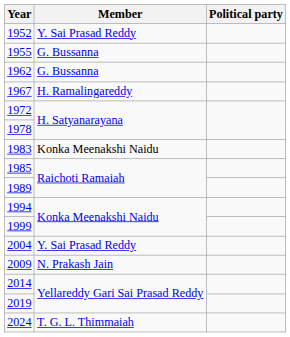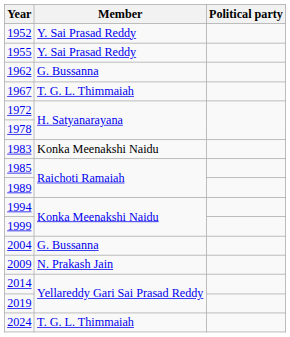(68, 52) G. Bussanna -> (87, 52) Y. Sai Prasad Reddy
(85, 91) H. Ramalingareddy -> (86, 91) T. G. L. Thimmaiah
(87, 245) Y. Sai Prasad Reddy -> (68, 245) G. Bussanna
